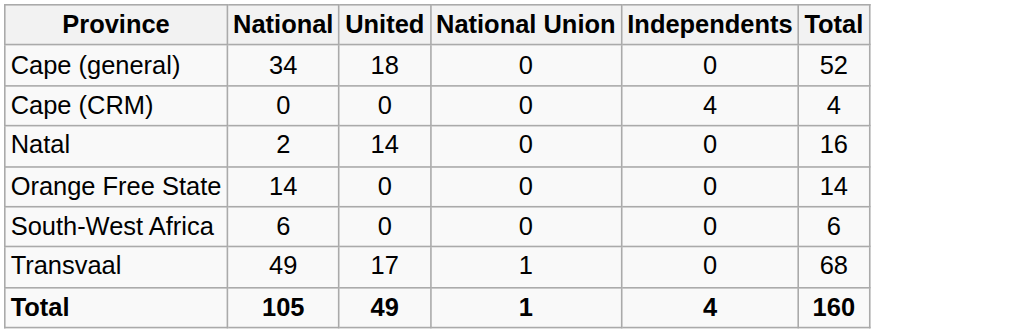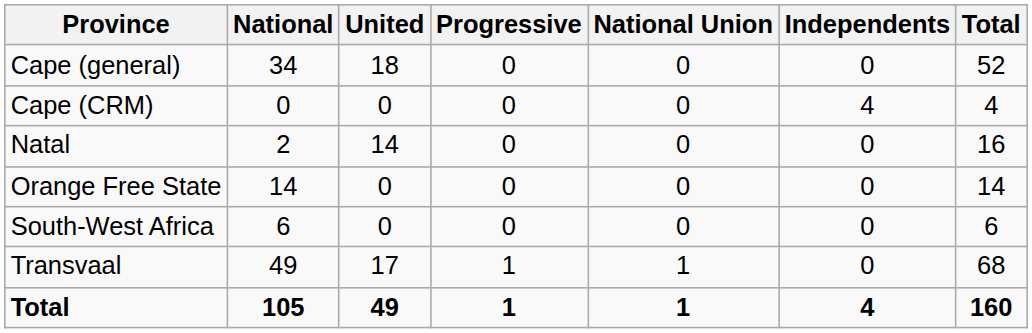+ column: (509, 24)
